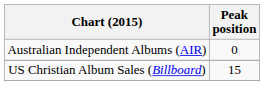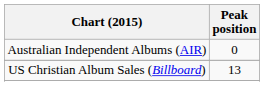(234, 70) 15 -> (234, 70) 13
